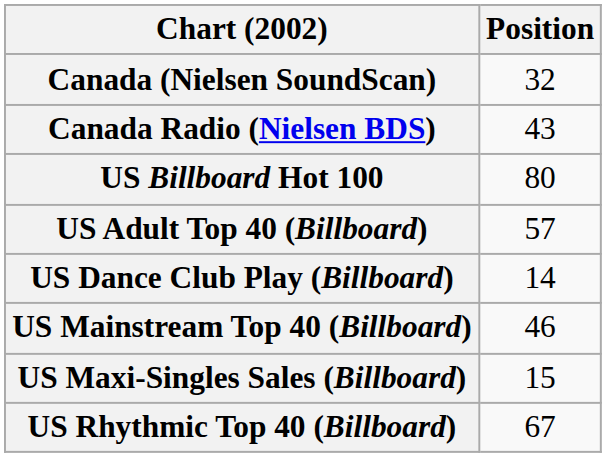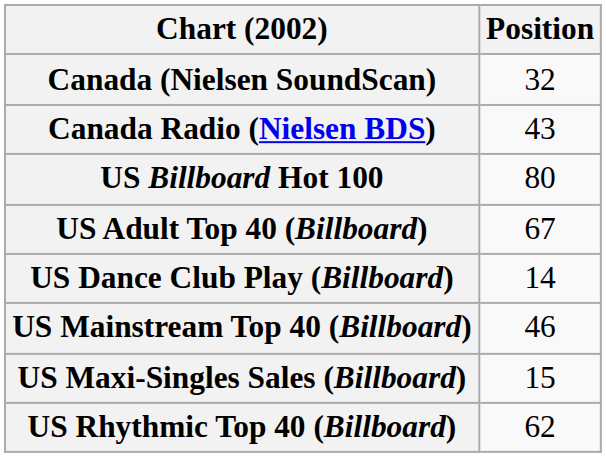(540, 228) 57 -> (540, 228) 67
(540, 427) 67 -> (540, 427) 62
